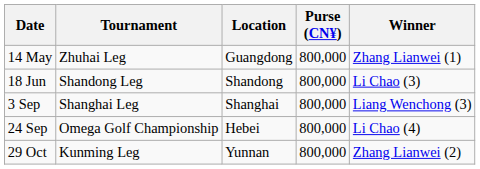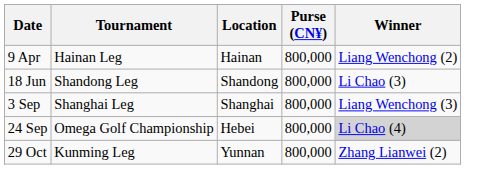+ row: (24, 57)
- row: (30, 57)
(387, 128) no background -> (372, 128) lightgrey background
